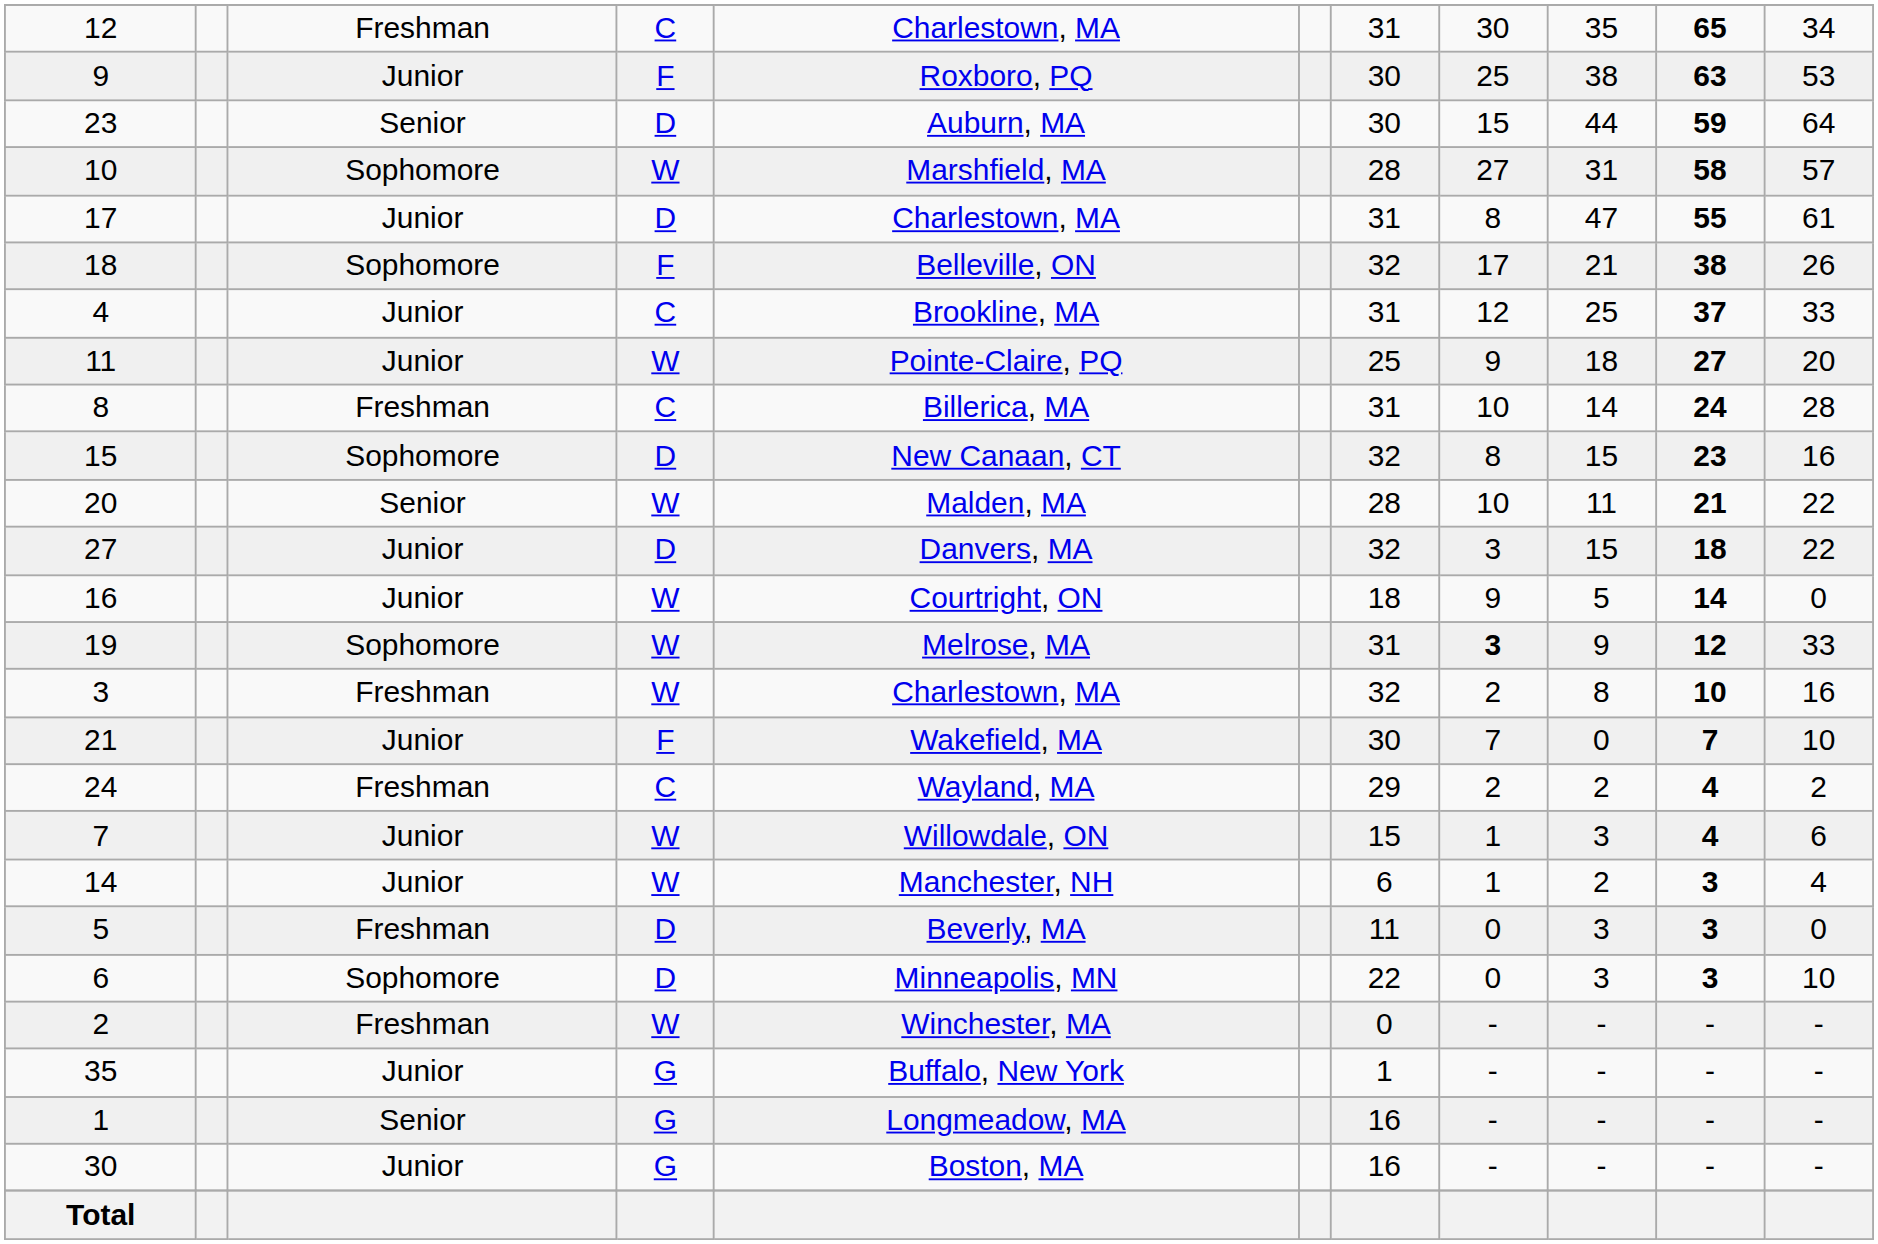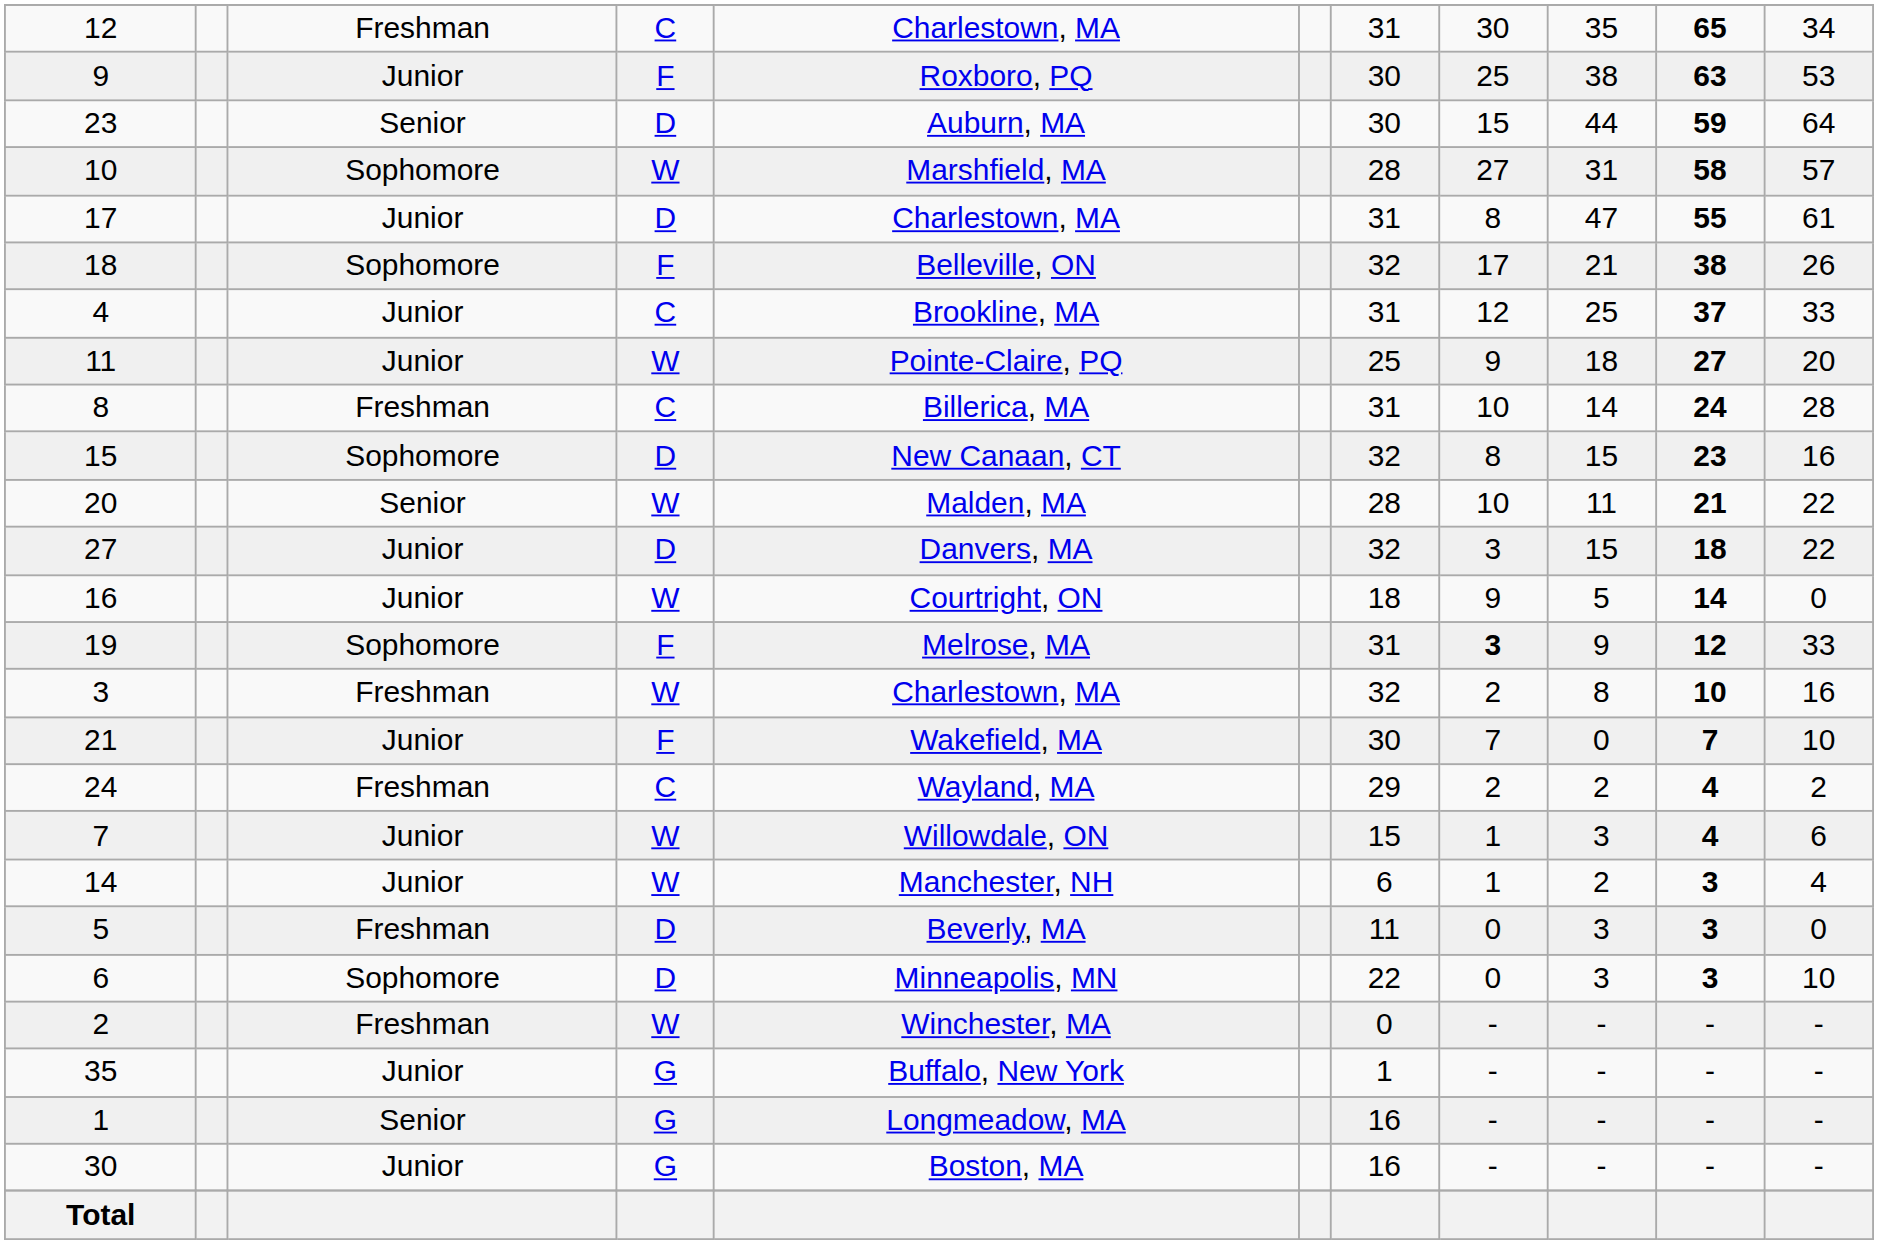(665, 645) W -> (665, 645) F
